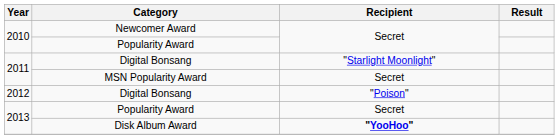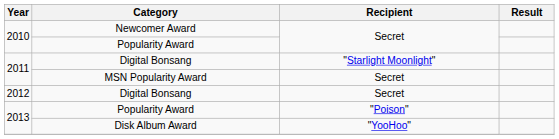(389, 93) "Poison" -> (389, 93) Secret
(389, 110) Secret -> (389, 110) "Poison"
(389, 126) bold -> (389, 126) normal
